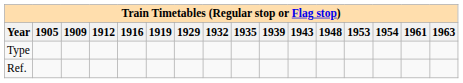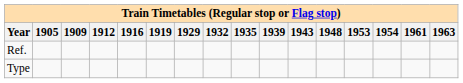rows swapped: (17, 68) <-> (18, 50)
